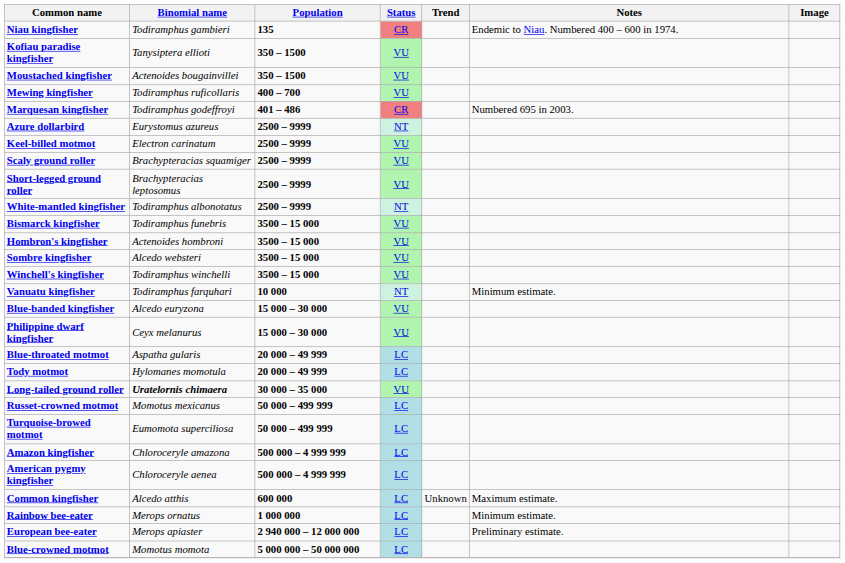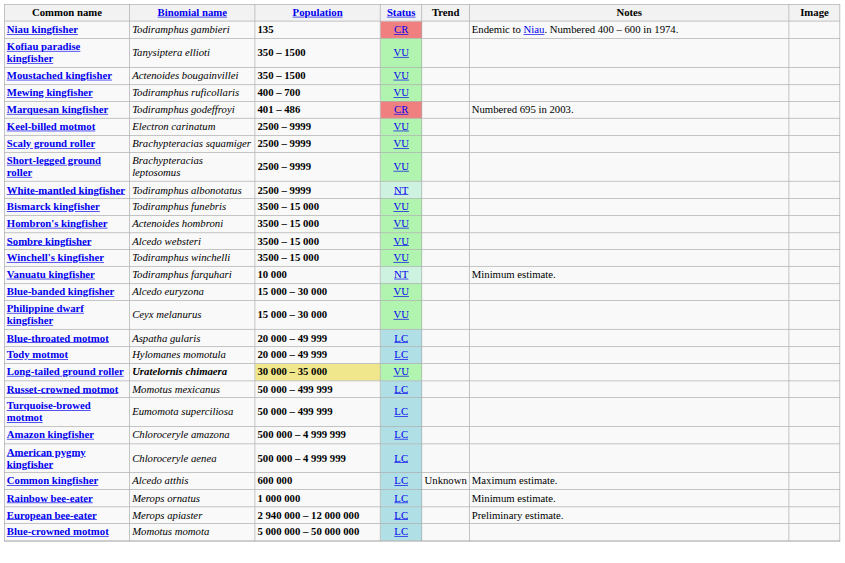- row: (46, 127)
(292, 389) no background -> (292, 372) khaki background
